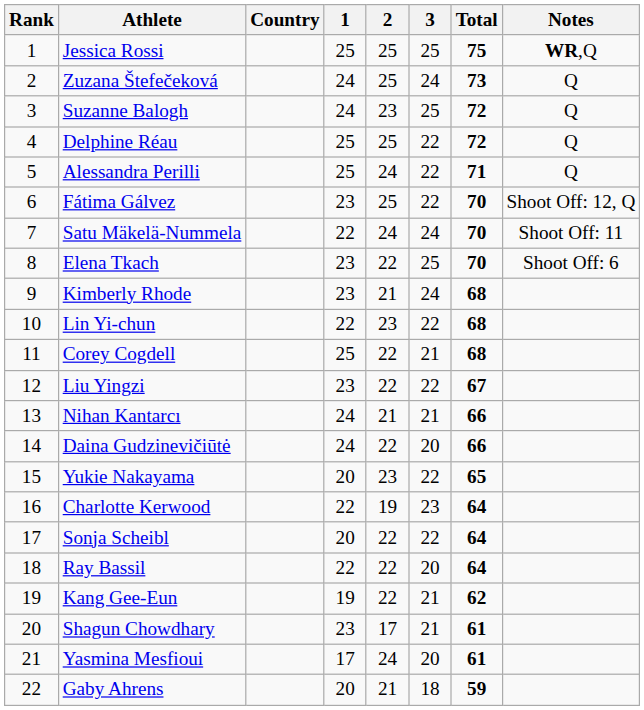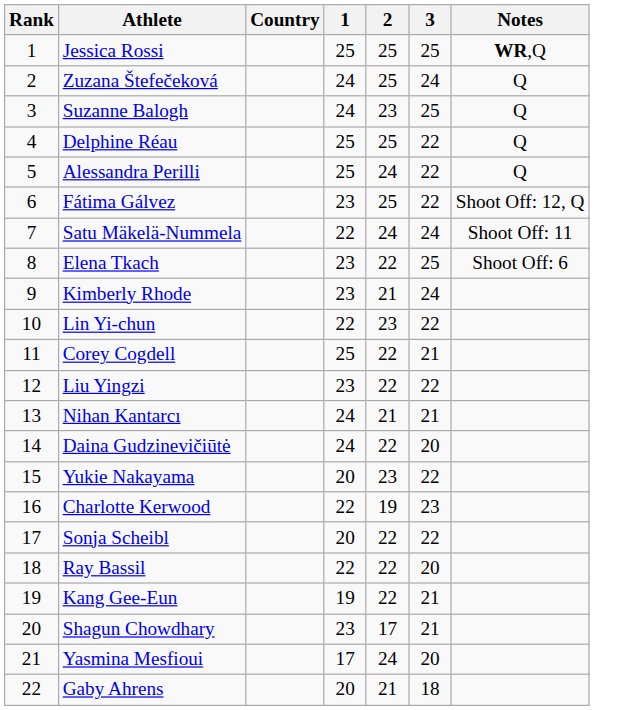- column: (477, 19)
